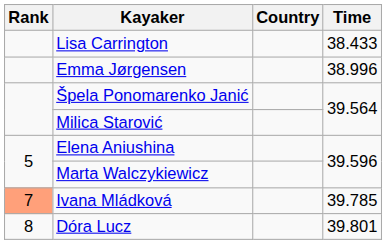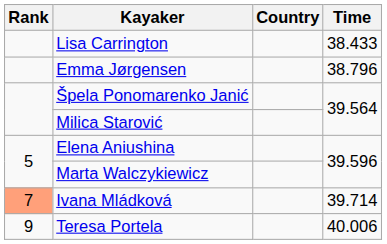(352, 69) 38.996 -> (352, 69) 38.796
(352, 200) 39.785 -> (352, 200) 39.714
- row: (94, 226)
+ row: (109, 226)
